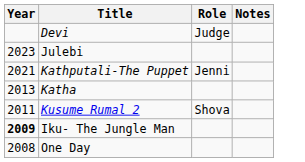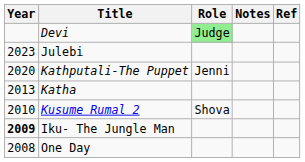+ column: (287, 14)
(212, 33) no background -> (212, 33) lightgreen background
(21, 71) 2021 -> (21, 71) 2020
(21, 109) 2011 -> (21, 109) 2010
